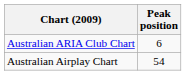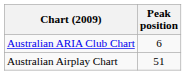(159, 61) 54 -> (159, 61) 51
